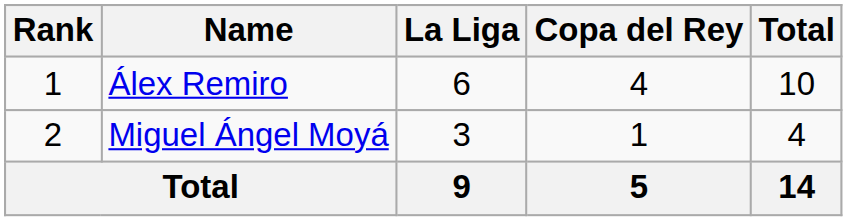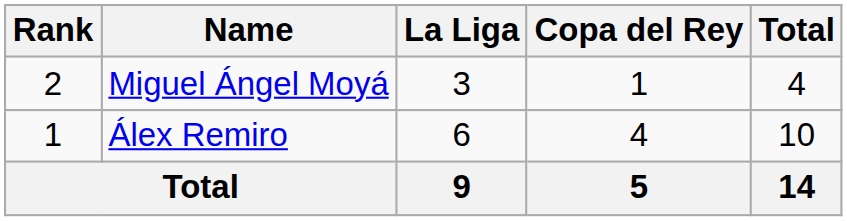rows swapped: (198, 82) <-> (249, 135)
